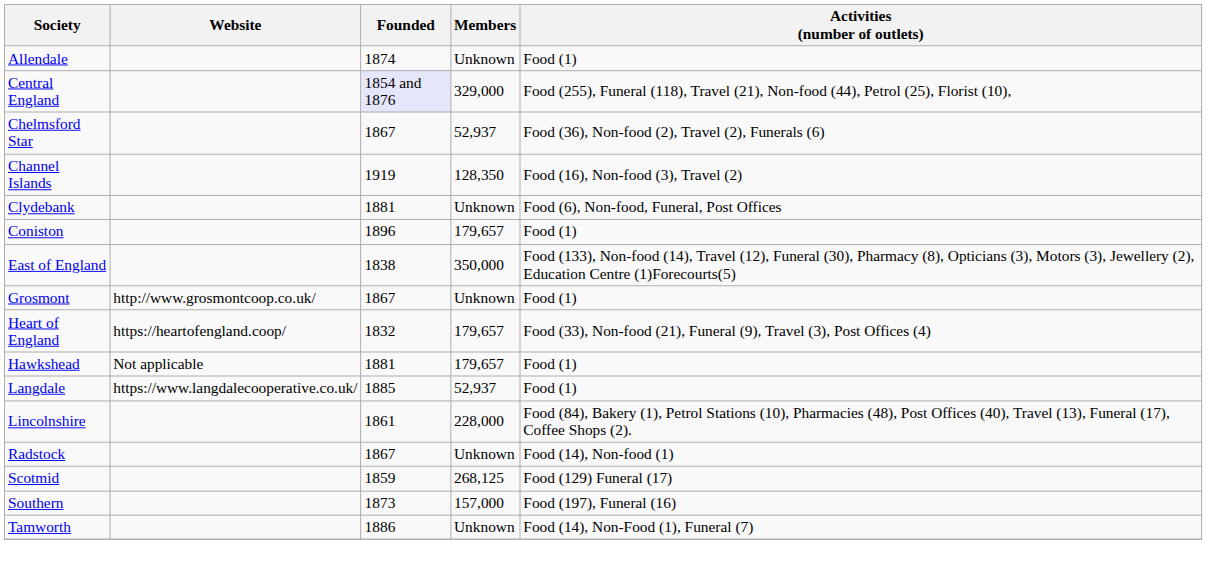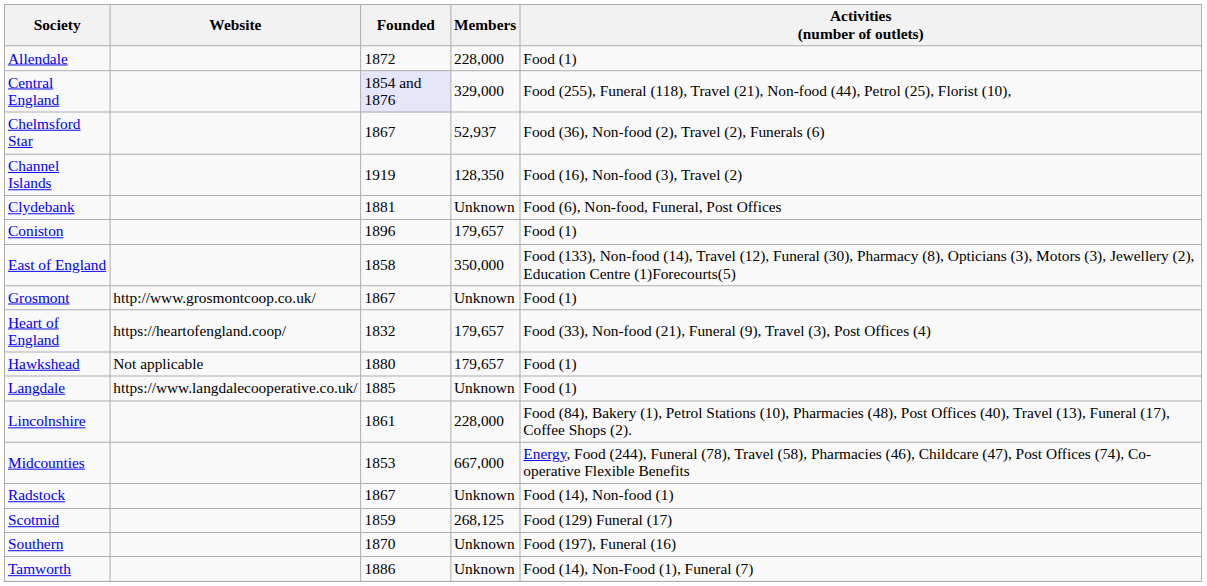(380, 58) 1874 -> (380, 58) 1872
(484, 58) Unknown -> (479, 58) 228,000
(380, 264) 1838 -> (380, 264) 1858
(380, 363) 1881 -> (380, 363) 1880
(475, 388) 52,937 -> (484, 388) Unknown
+ row: (46, 462)
(380, 503) 1873 -> (380, 544) 1870
(479, 503) 157,000 -> (484, 544) Unknown
